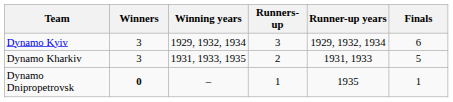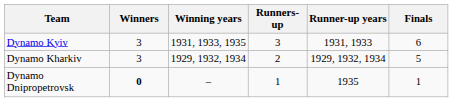(208, 42) 1929, 1932, 1934 -> (208, 42) 1931, 1933, 1935
(348, 42) 1929, 1932, 1934 -> (348, 42) 1931, 1933
(208, 59) 1931, 1933, 1935 -> (208, 59) 1929, 1932, 1934
(348, 59) 1931, 1933 -> (348, 59) 1929, 1932, 1934
